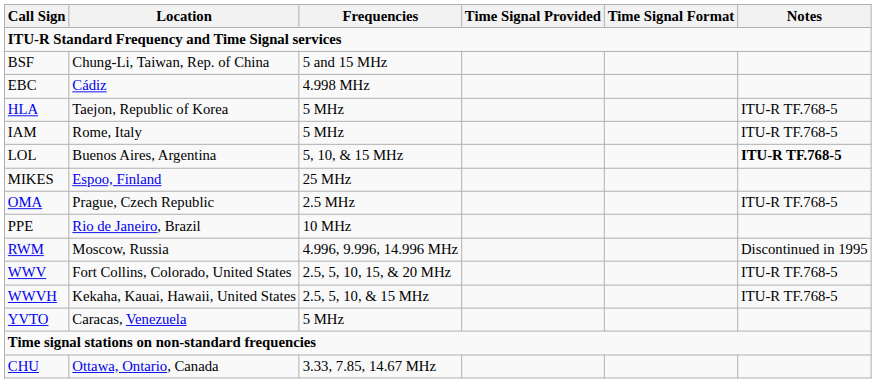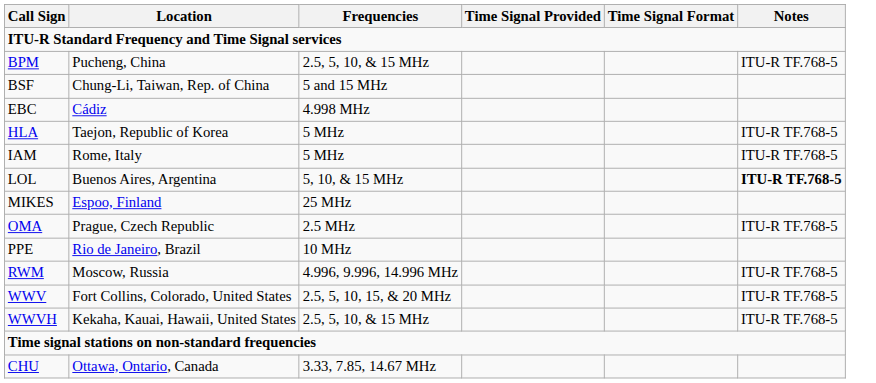+ row: (23, 62)
(804, 249) Discontinued in 1995 -> (789, 272) ITU-R TF.768-5
- row: (28, 319)
